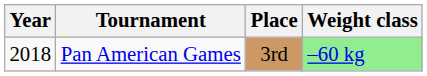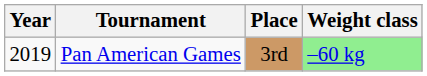(30, 53) 2018 -> (30, 53) 2019
